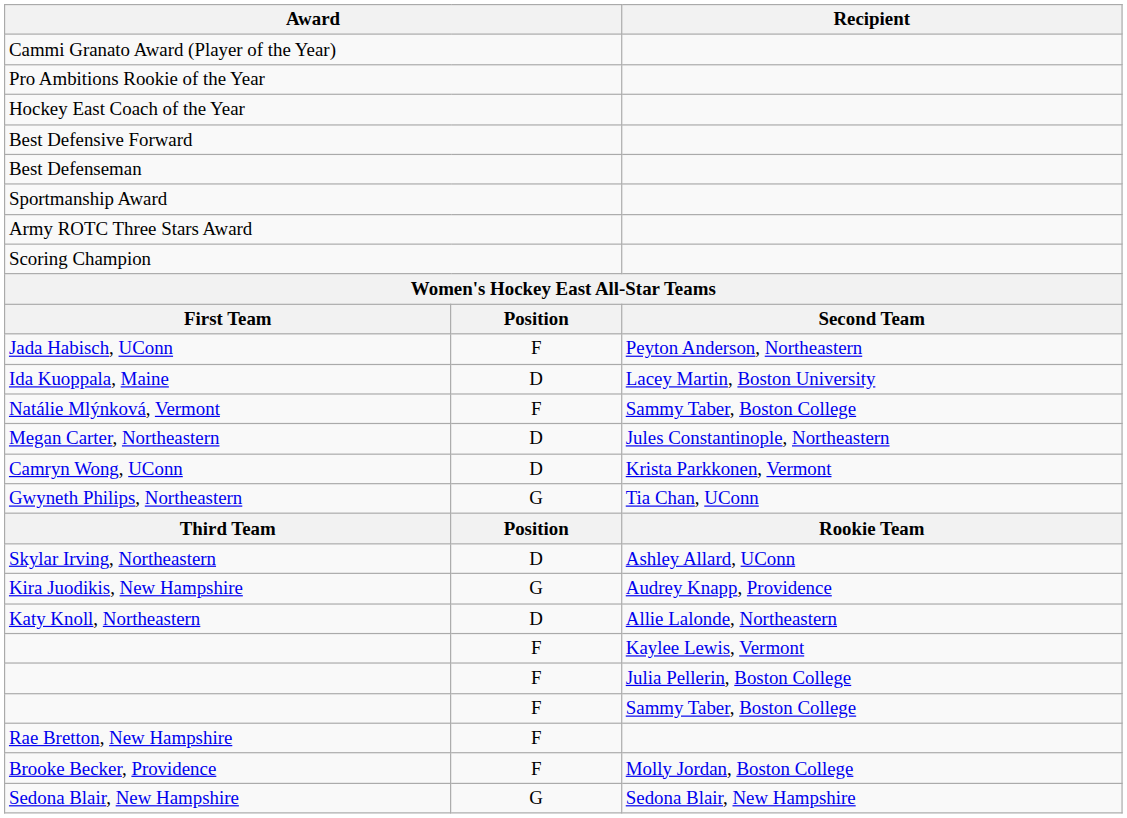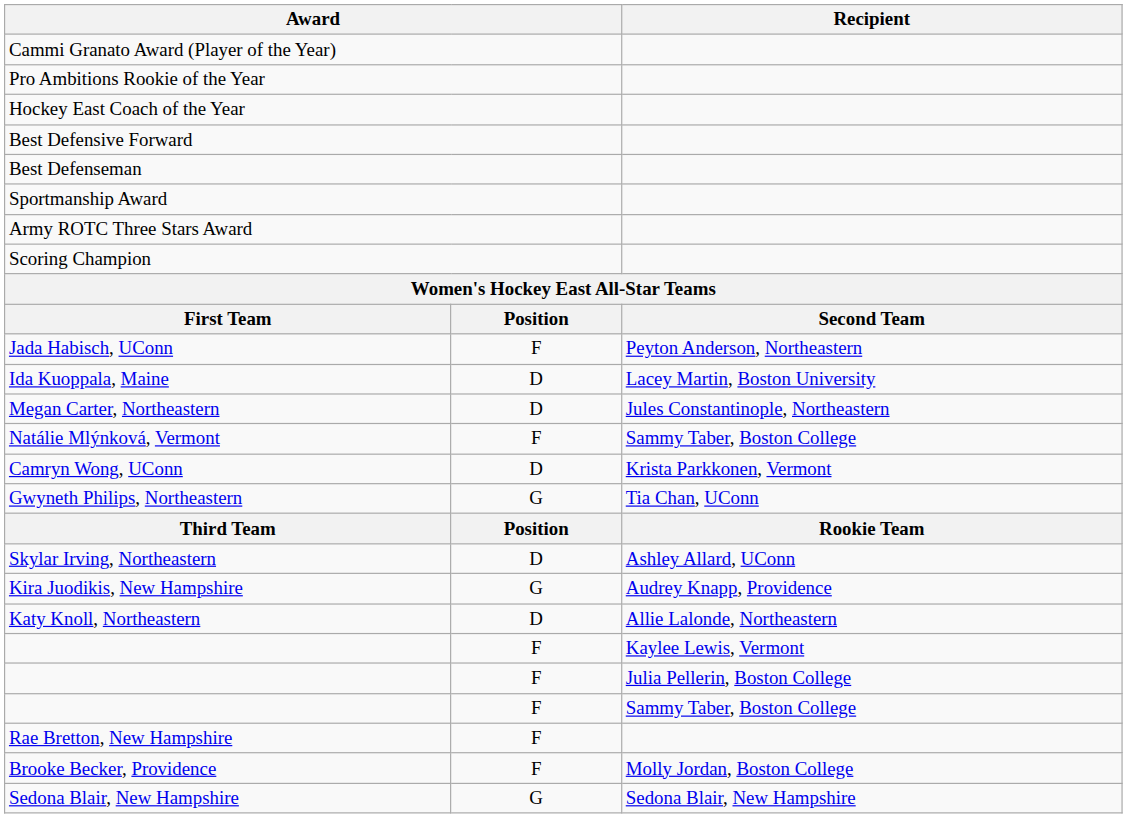rows swapped: (114, 408) <-> (114, 438)
